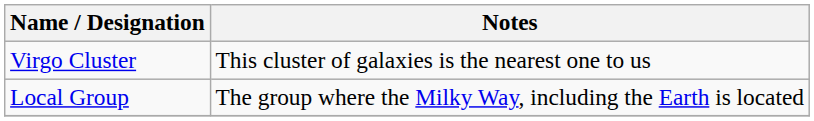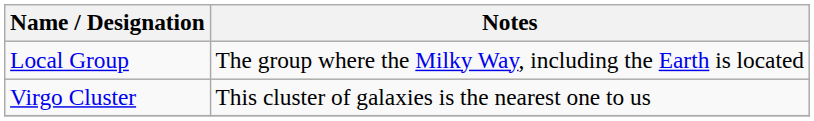rows swapped: (69, 97) <-> (73, 60)
